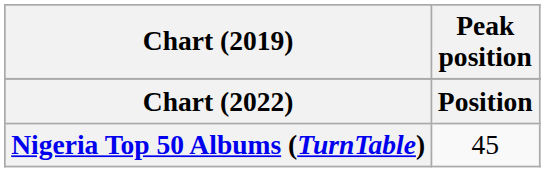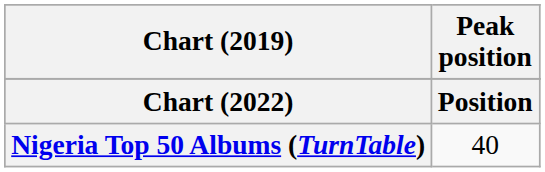(485, 144) 45 -> (485, 144) 40
